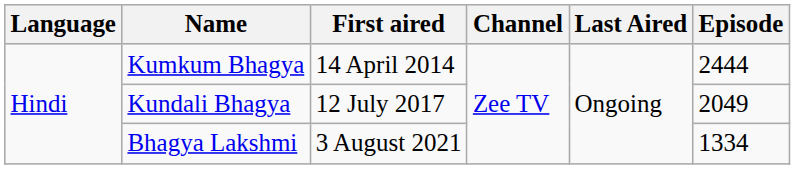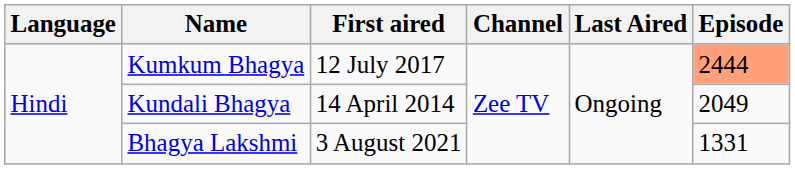(385, 63) 14 April 2014 -> (380, 63) 12 July 2017
(724, 63) no background -> (724, 63) lightsalmon background
(380, 103) 12 July 2017 -> (385, 103) 14 April 2014
(724, 143) 1334 -> (724, 143) 1331
